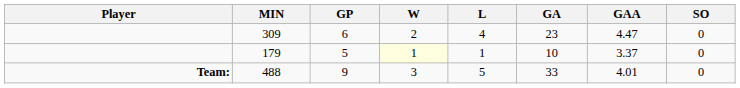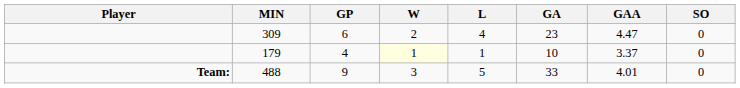(345, 53) 5 -> (345, 53) 4
